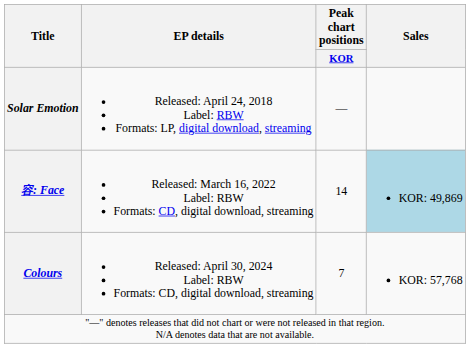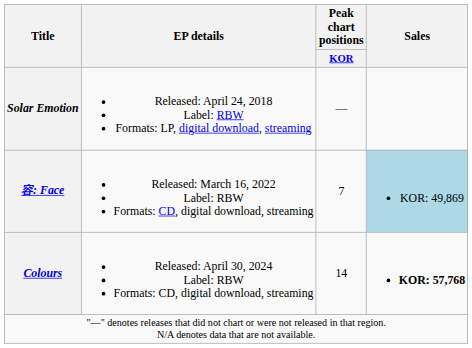(341, 191) 14 -> (341, 191) 7
(341, 273) 7 -> (341, 273) 14
(416, 280) normal -> (417, 280) bold
